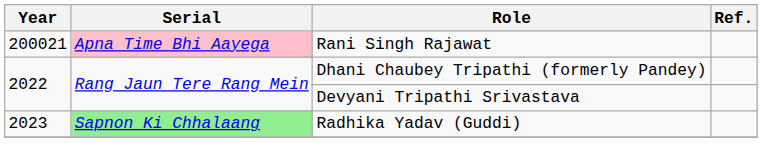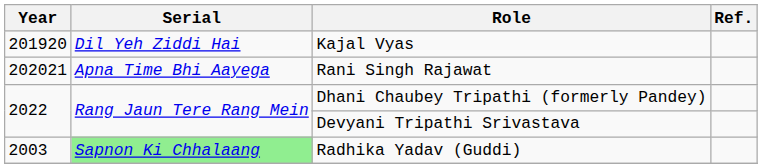+ row: (365, 44)
(38, 44) 200021 -> (38, 71) 202021
(172, 44) pink background -> (172, 71) no background
(28, 124) 2023 -> (28, 150) 2003
